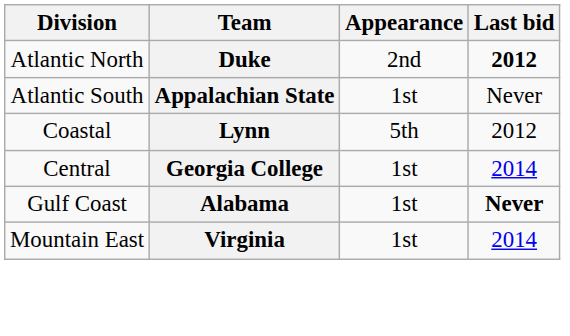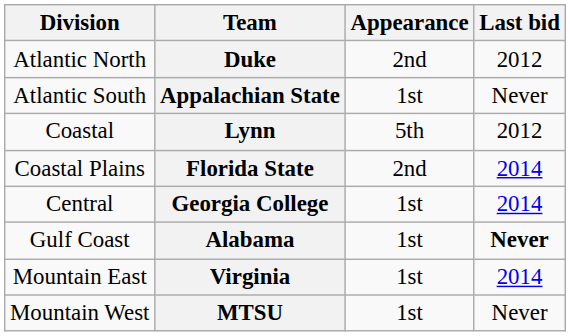(514, 58) bold -> (520, 58) normal
+ row: (250, 167)
+ row: (250, 312)
